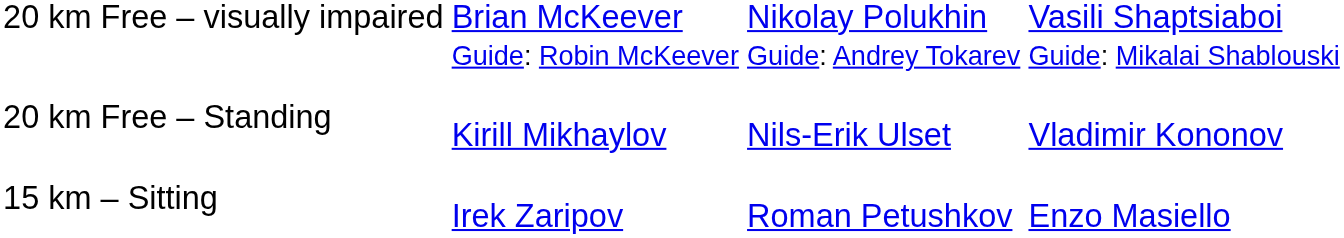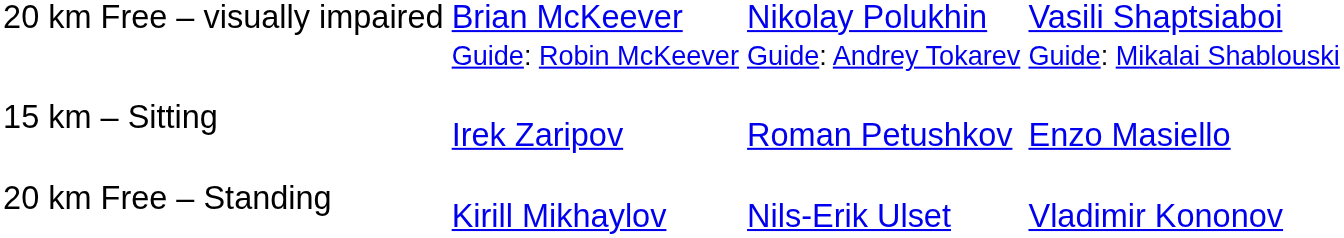rows swapped: (111, 198) <-> (167, 116)
